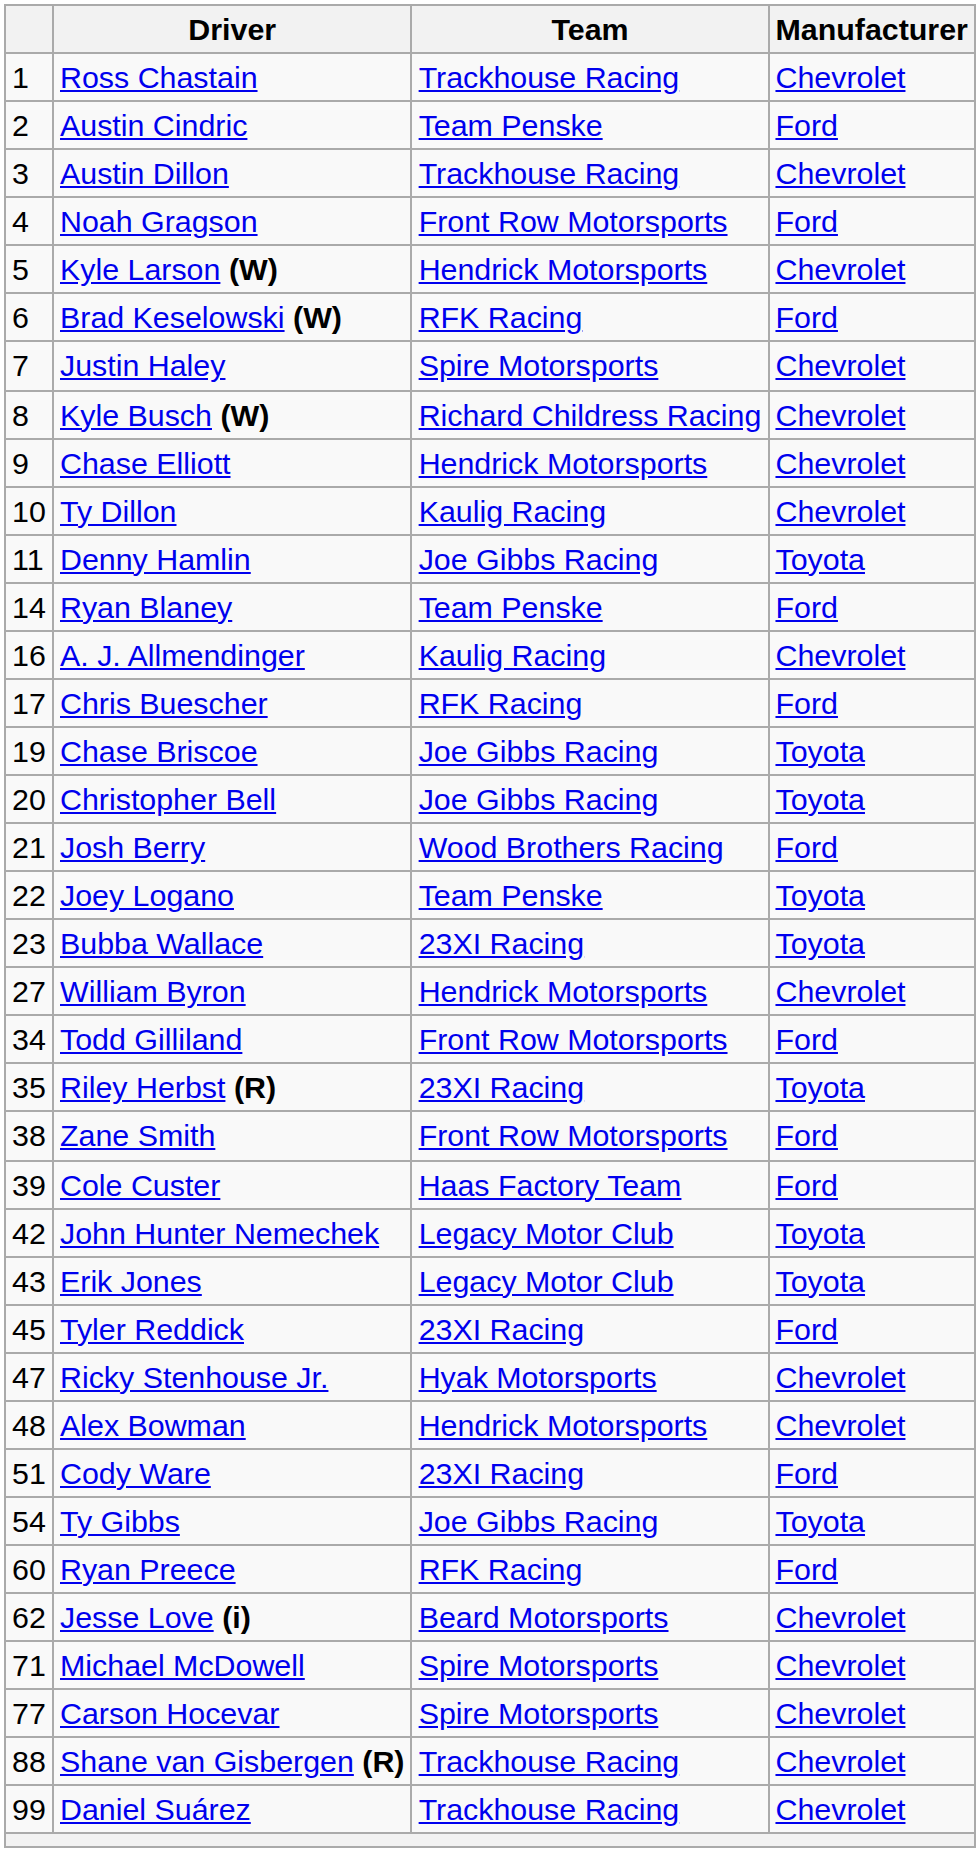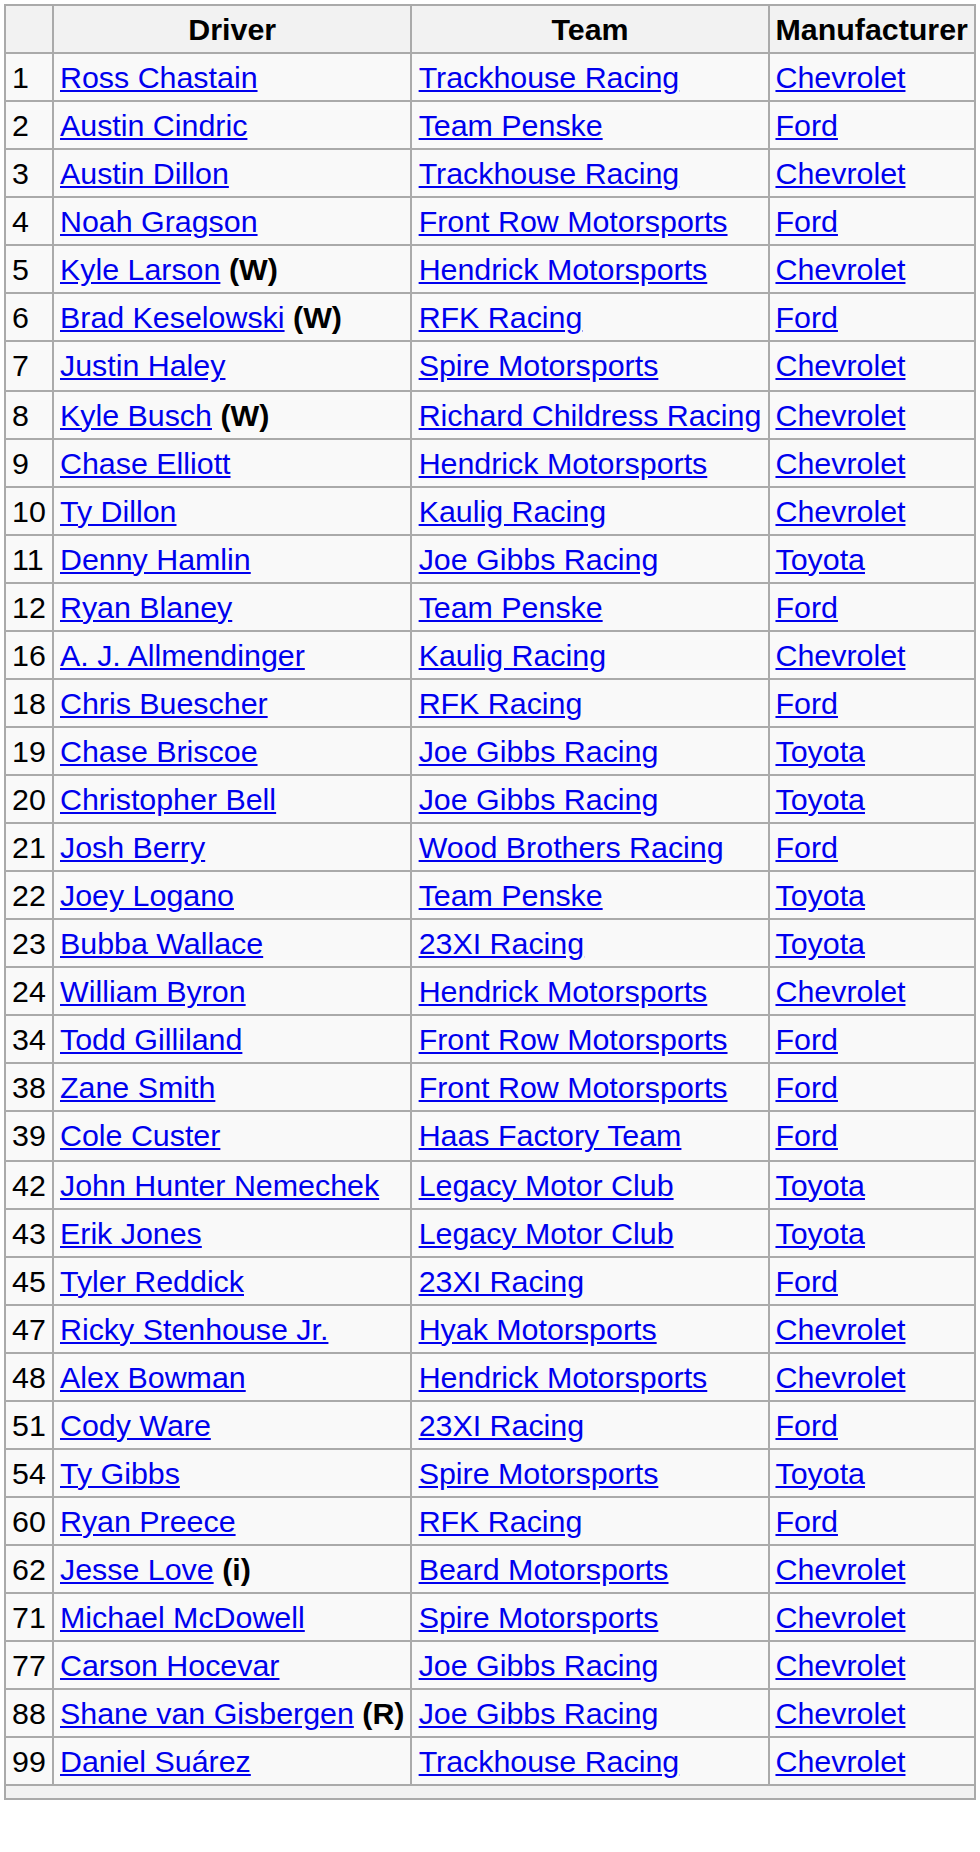(29, 607) 14 -> (29, 607) 12
(29, 703) 17 -> (29, 703) 18
(29, 992) 27 -> (29, 992) 24
- row: (168, 1088)
(539, 1521) Joe Gibbs Racing -> (538, 1473) Spire Motorsports
(538, 1714) Spire Motorsports -> (539, 1666) Joe Gibbs Racing
(549, 1762) Trackhouse Racing -> (539, 1714) Joe Gibbs Racing
